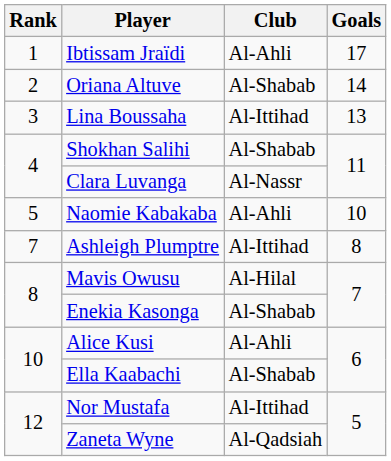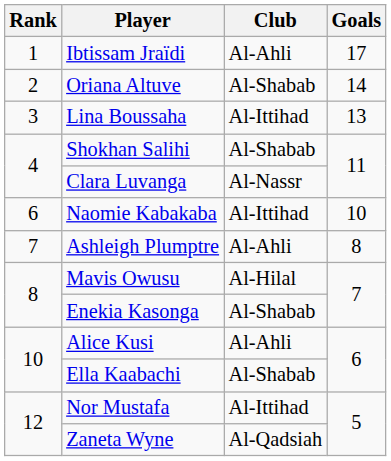(33, 213) 5 -> (33, 213) 6
(260, 213) Al-Ahli -> (269, 213) Al-Ittihad
(269, 246) Al-Ittihad -> (260, 246) Al-Ahli
